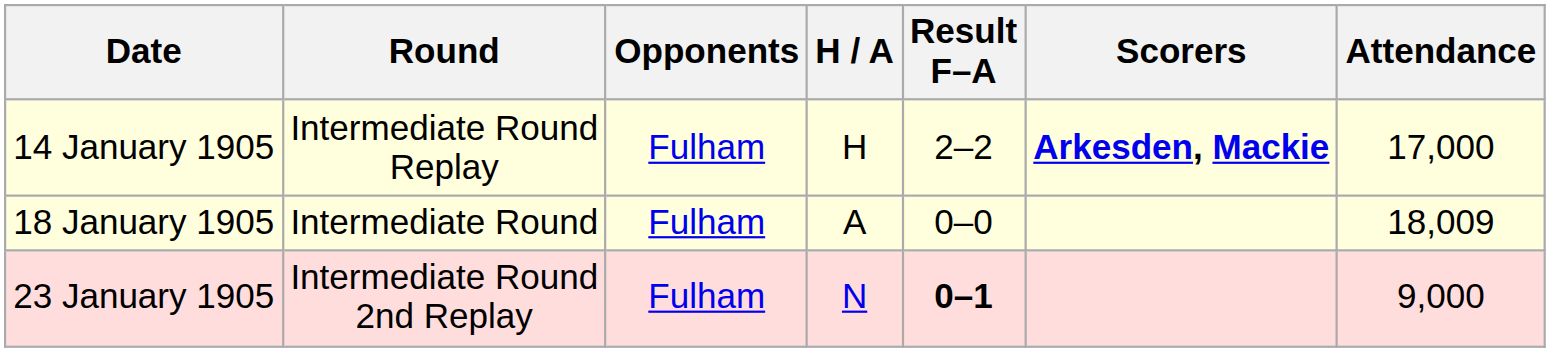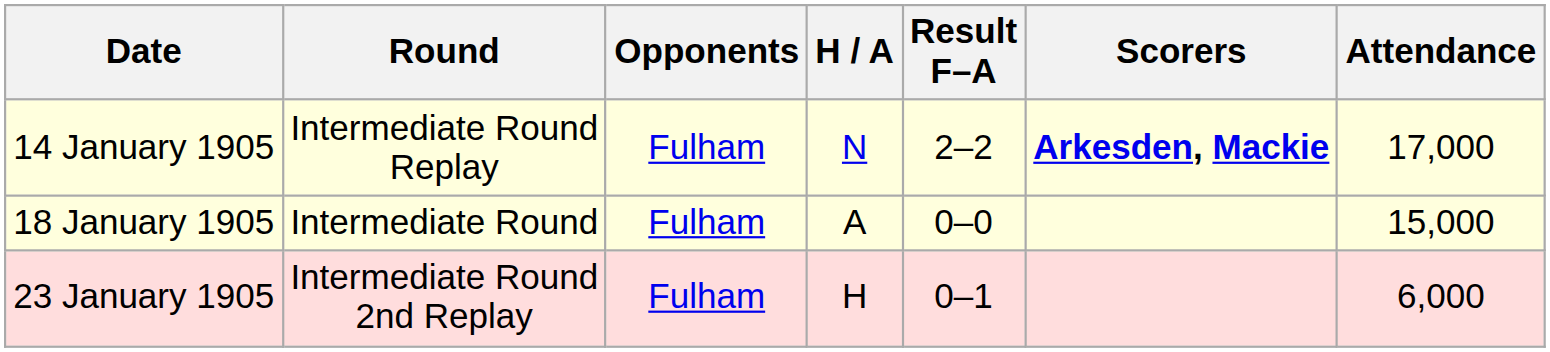(855, 146) H -> (855, 146) N
(1441, 222) 18,009 -> (1441, 222) 15,000
(855, 297) N -> (855, 297) H
(964, 297) bold -> (964, 297) normal
(1441, 297) 9,000 -> (1441, 297) 6,000
